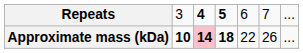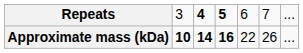(205, 37) pink background -> (205, 37) no background
(226, 37) 18 -> (226, 37) 16
